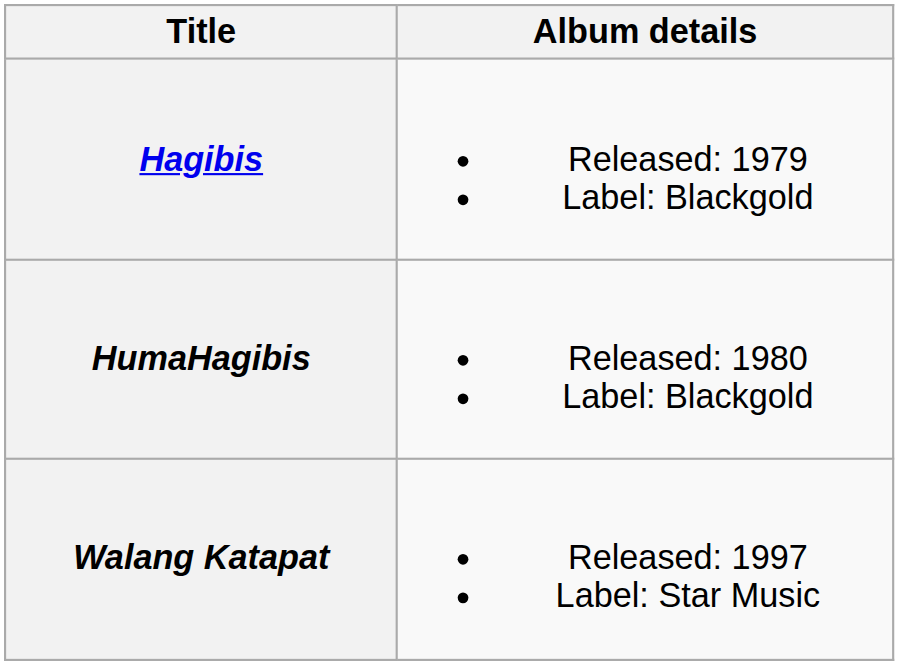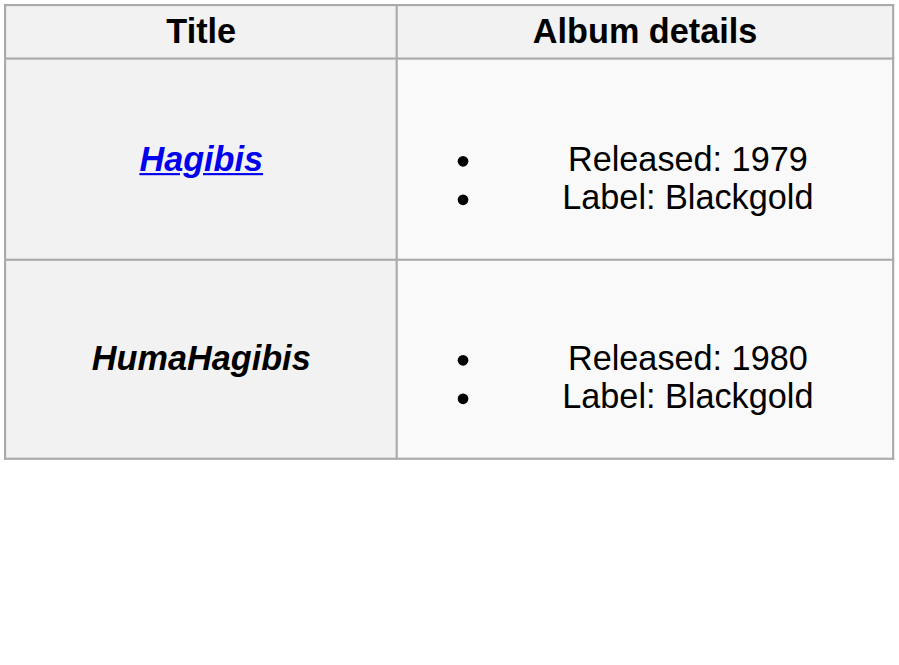- row: (201, 558)
